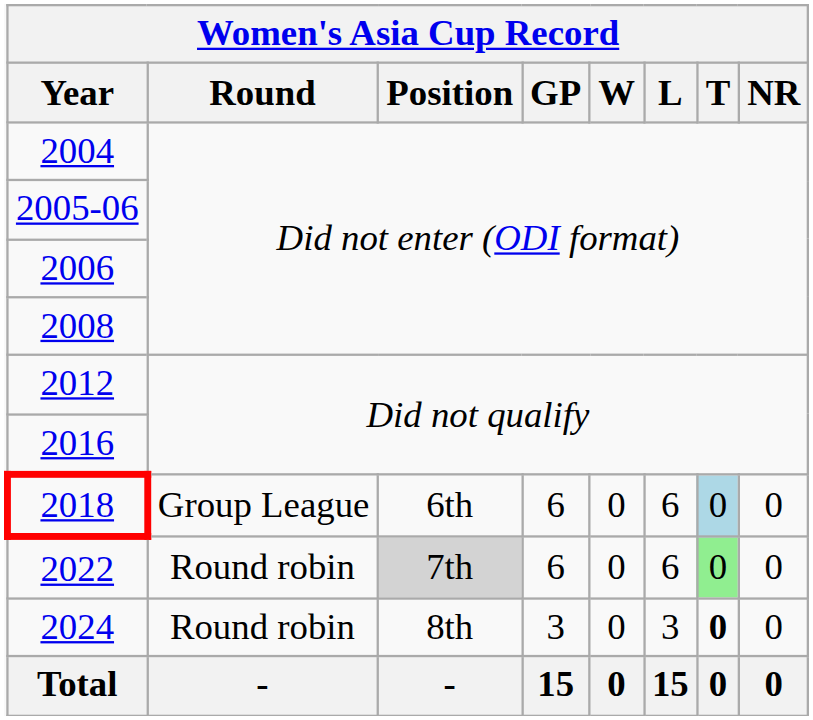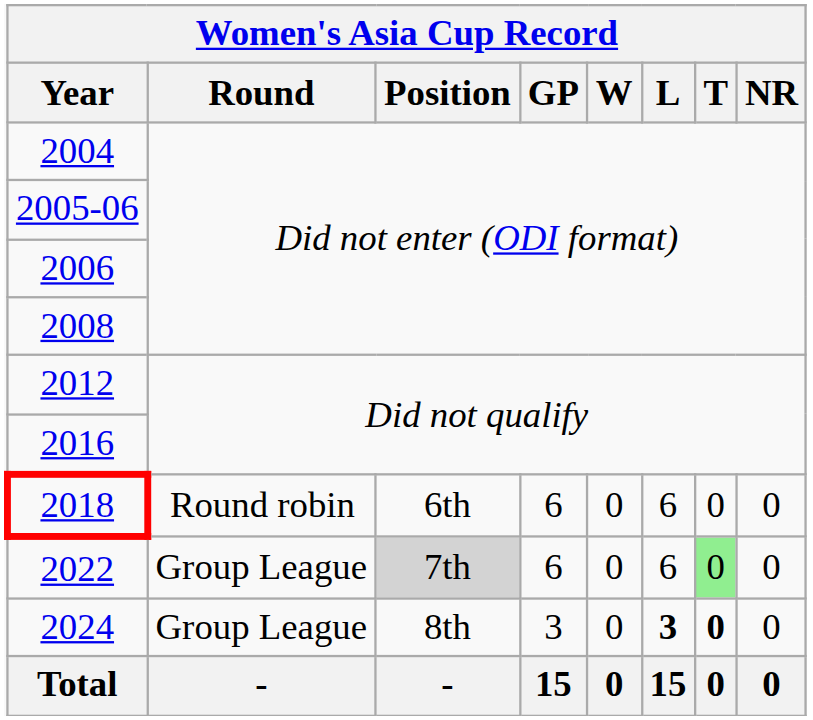(264, 505) Group League -> (262, 505) Round robin
(718, 505) lightblue background -> (716, 505) no background
(262, 566) Round robin -> (261, 566) Group League
(262, 626) Round robin -> (261, 626) Group League
(670, 626) normal -> (668, 626) bold
